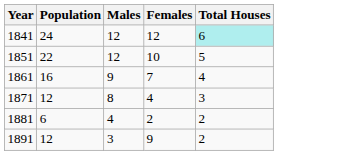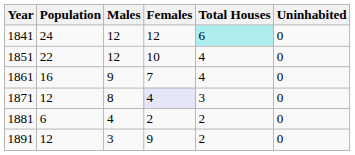+ column: (312, 14)
(202, 56) 5 -> (202, 56) 4
(150, 98) no background -> (150, 98) lavender background
